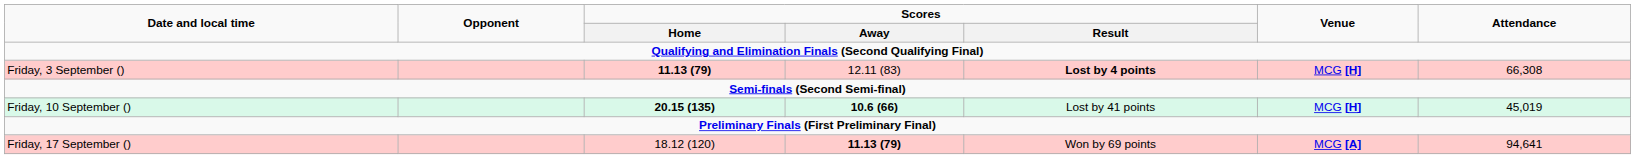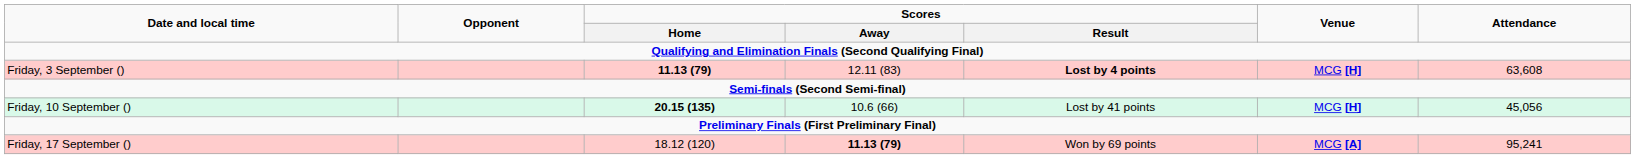(1524, 70) 66,308 -> (1524, 70) 63,608
(874, 107) bold -> (874, 107) normal
(1524, 107) 45,019 -> (1524, 107) 45,056
(1524, 145) 94,641 -> (1524, 145) 95,241
